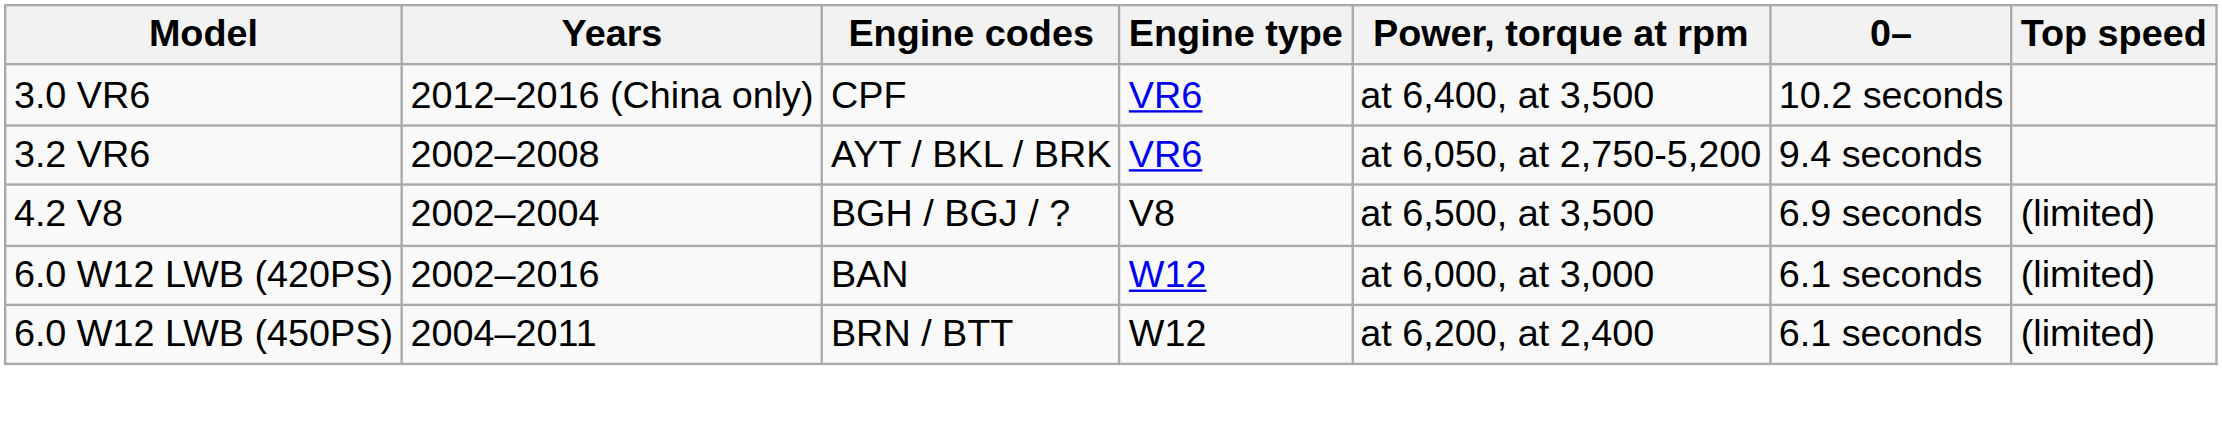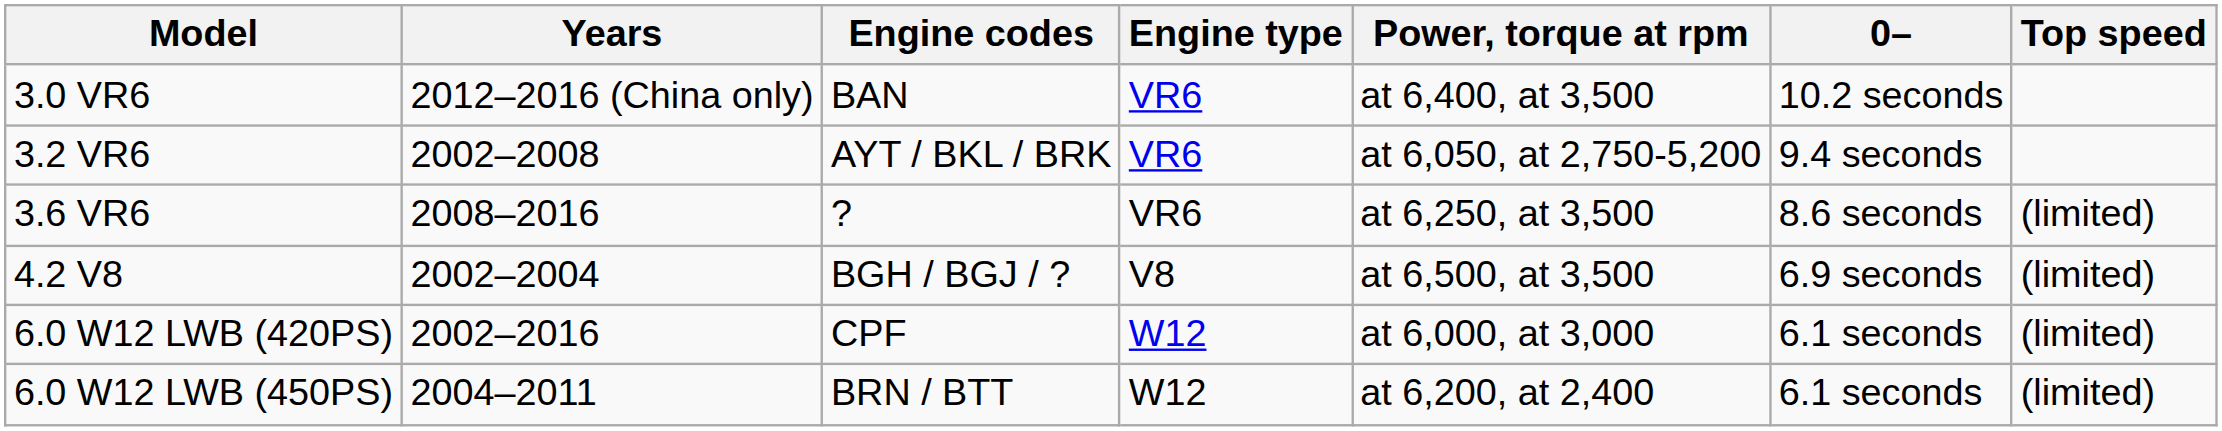(869, 94) CPF -> (870, 94) BAN
+ row: (82, 214)
(870, 273) BAN -> (869, 333) CPF
